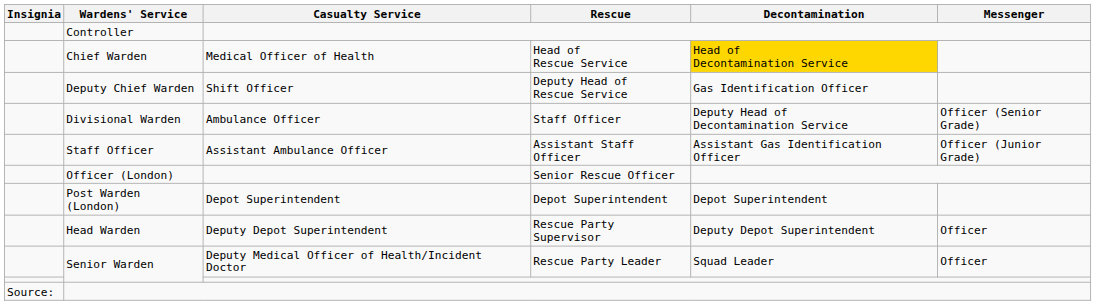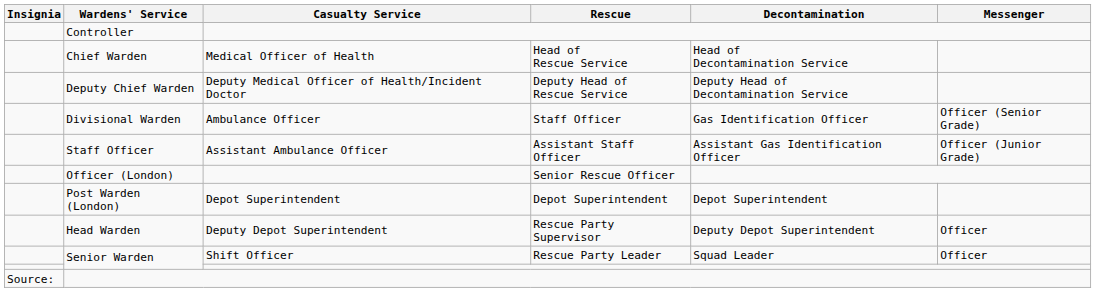(771, 56) gold background -> (771, 56) no background
(250, 88) Shift Officer -> (344, 88) Deputy Medical Officer of Health/Incident Doctor
(781, 88) Gas Identification Officer -> (771, 88) Deputy Head of Decontamination Service
(771, 119) Deputy Head of Decontamination Service -> (781, 119) Gas Identification Officer
(344, 261) Deputy Medical Officer of Health/Incident Doctor -> (250, 255) Shift Officer
